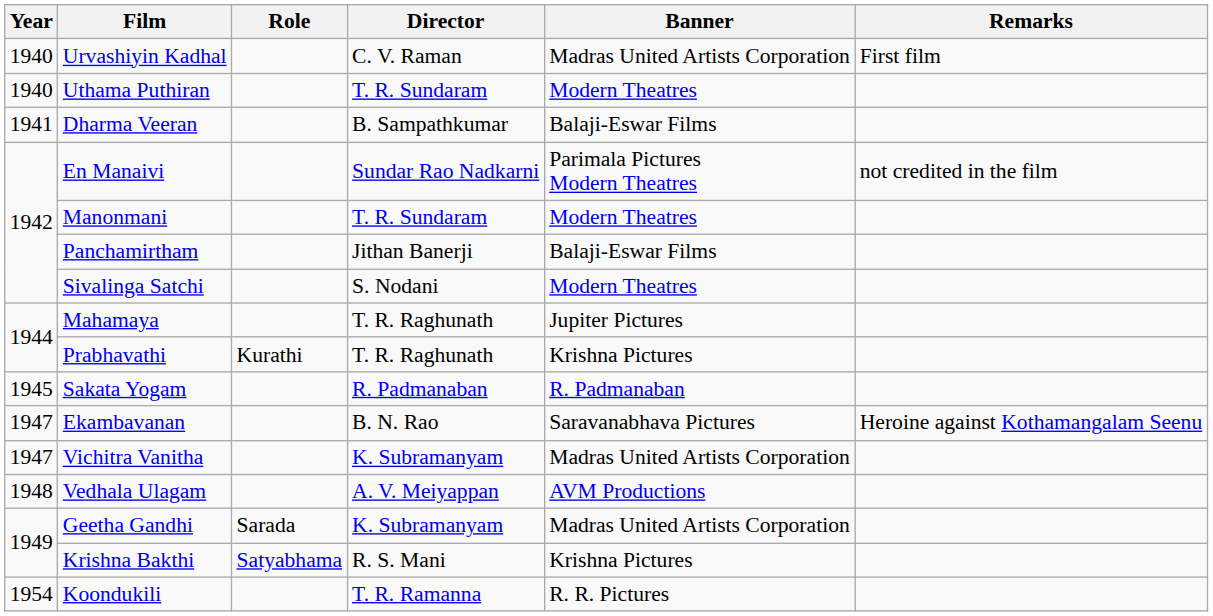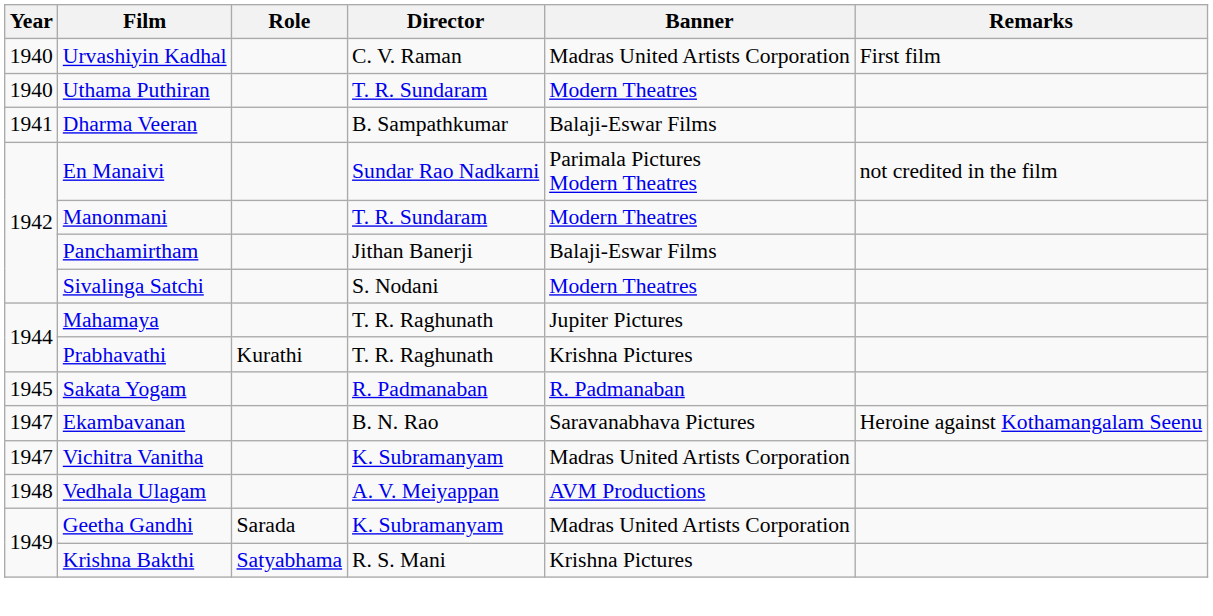- row: (112, 594)
